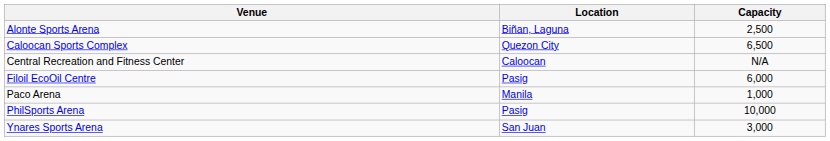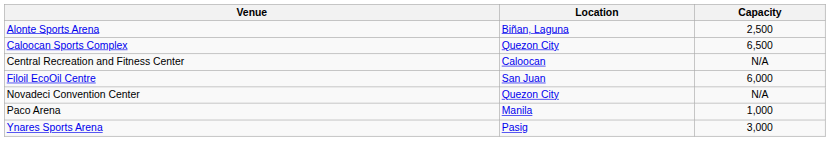(515, 78) Pasig -> (524, 78) San Juan
+ row: (73, 95)
- row: (45, 111)
(524, 128) San Juan -> (515, 128) Pasig
